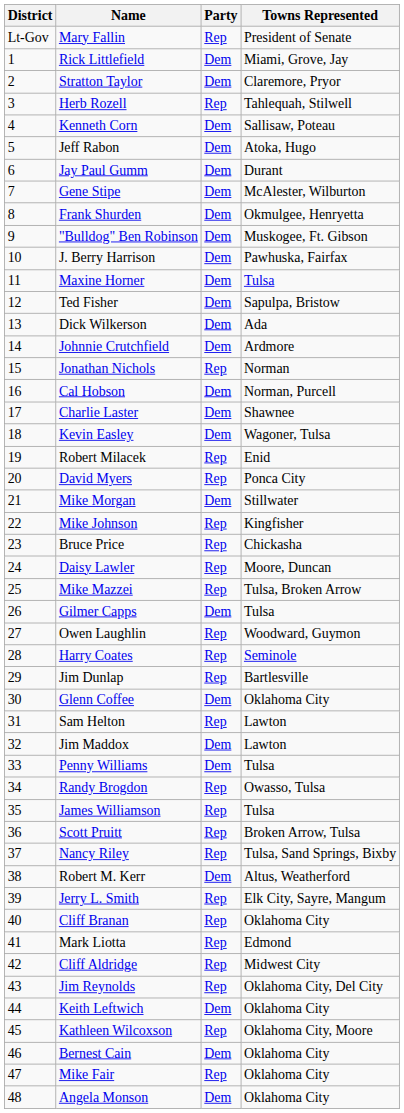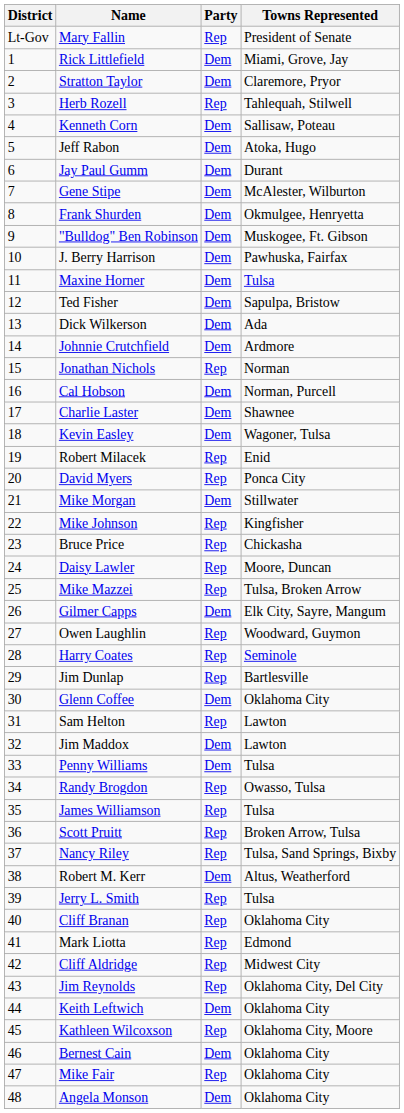(259, 611) Tulsa -> (315, 611) Elk City, Sayre, Mangum
(315, 898) Elk City, Sayre, Mangum -> (259, 898) Tulsa
